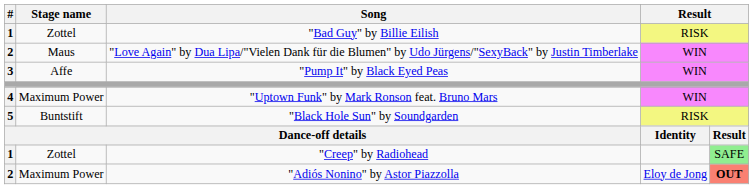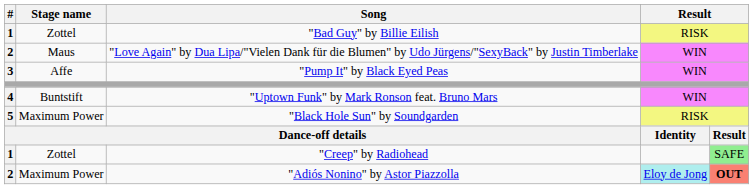(61, 96) Maximum Power -> (61, 96) Buntstift
(61, 116) Buntstift -> (61, 116) Maximum Power
(675, 174) no background -> (675, 174) paleturquoise background
